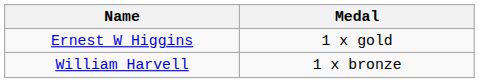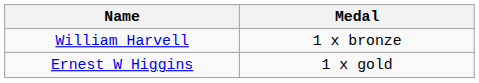rows swapped: (122, 65) <-> (122, 41)
